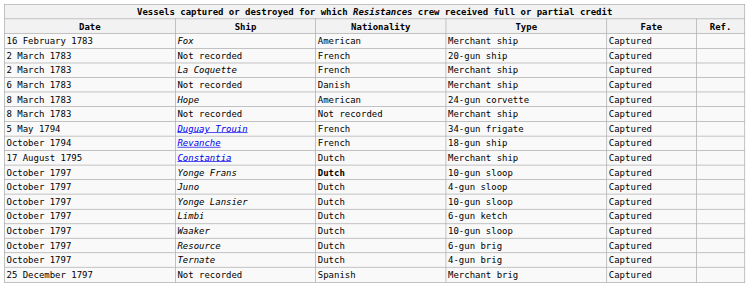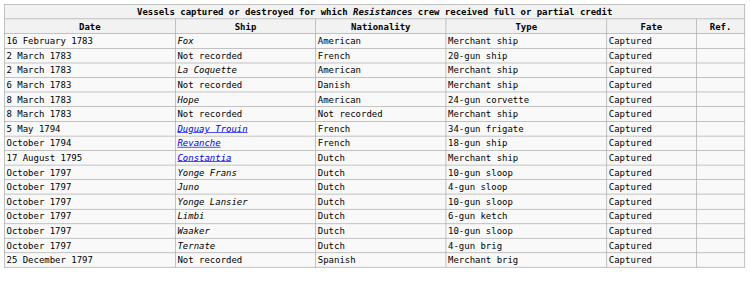(334, 70) French -> (339, 70) American
(331, 172) bold -> (331, 172) normal
- row: (39, 246)
